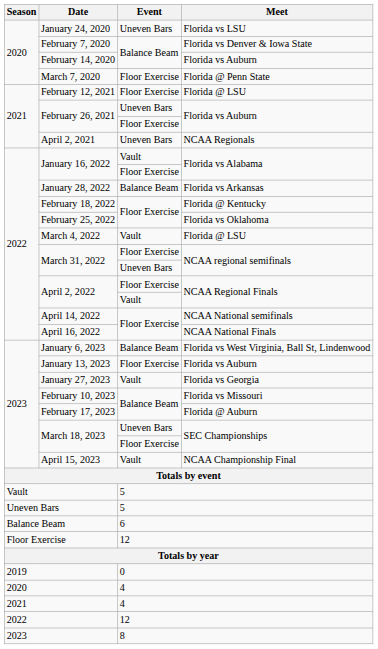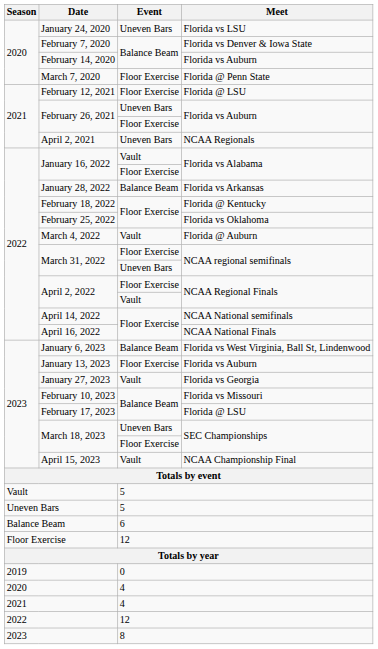(215, 236) Florida @ LSU -> (220, 236) Florida @ Auburn
(220, 412) Florida @ Auburn -> (215, 412) Florida @ LSU
